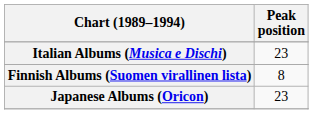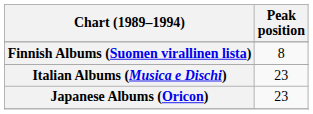rows swapped: (129, 75) <-> (129, 53)
